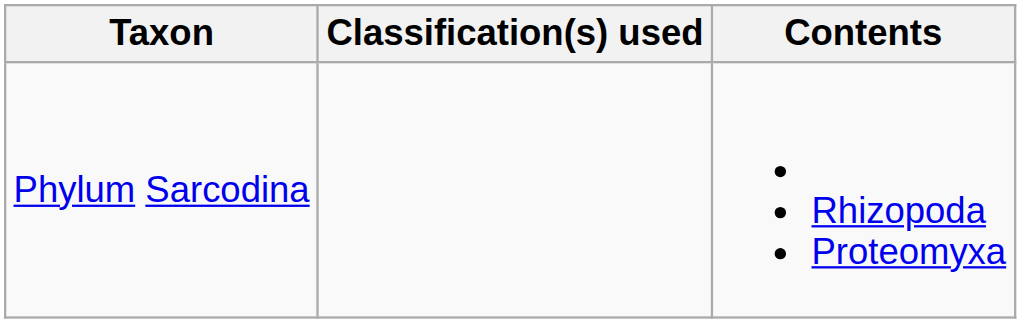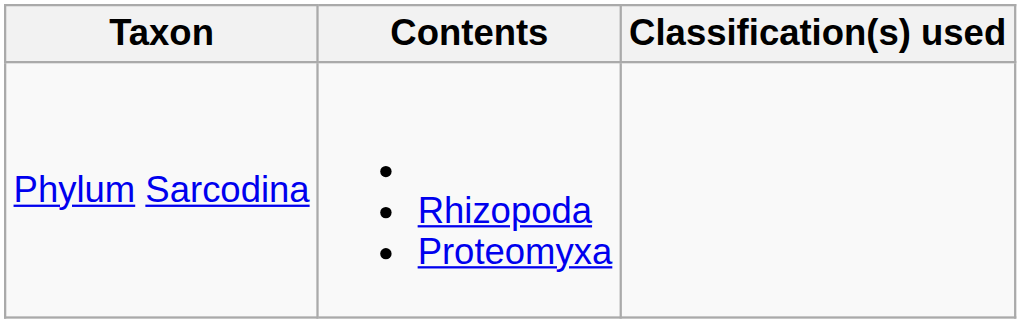columns swapped: (515, 33) <-> (863, 33)
